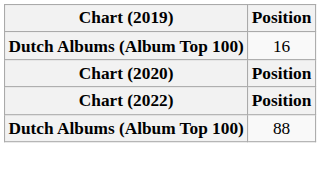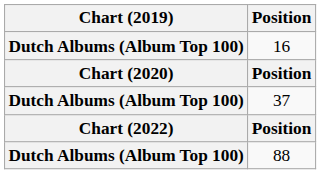+ row: (282, 100)
